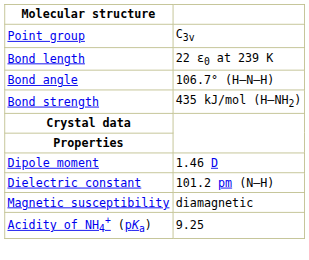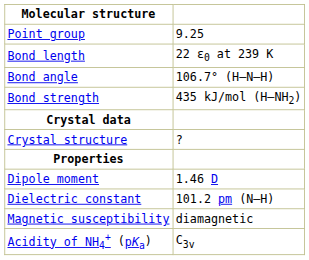(185, 36) C3v -> (190, 34) 9.25
+ row: (67, 140)
(190, 225) 9.25 -> (185, 242) C3v
